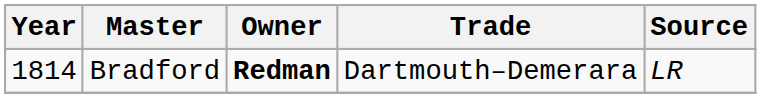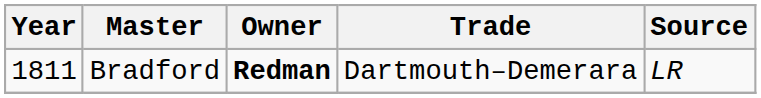(44, 71) 1814 -> (44, 71) 1811
